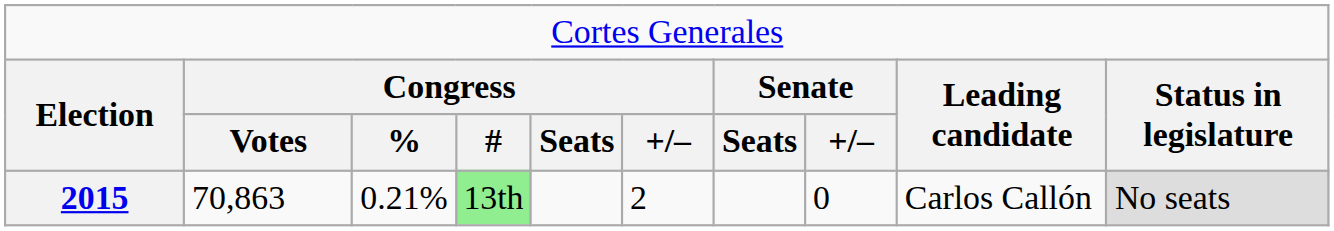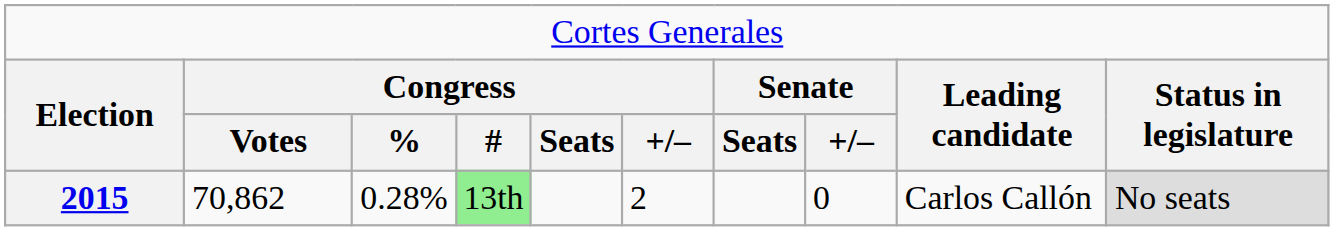(239, 196) 70,863 -> (239, 196) 70,862
(404, 196) 0.21% -> (404, 196) 0.28%
